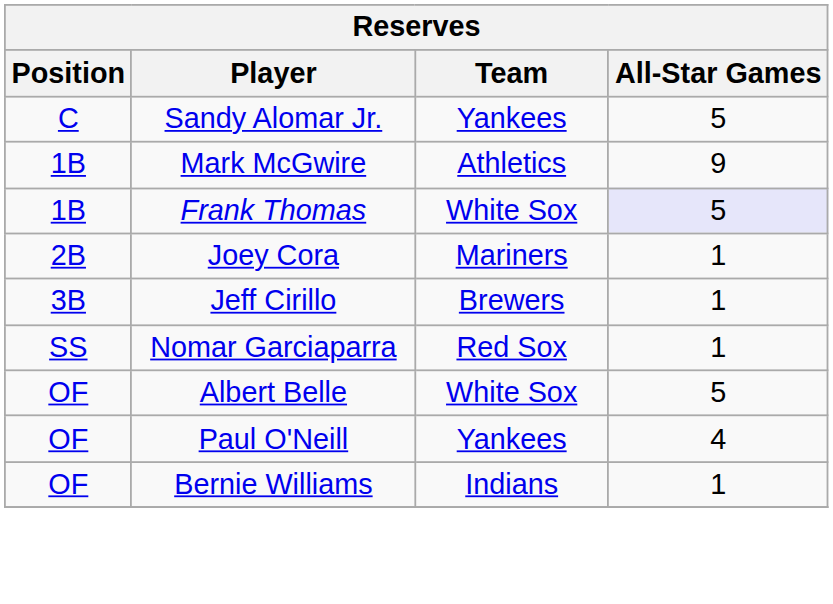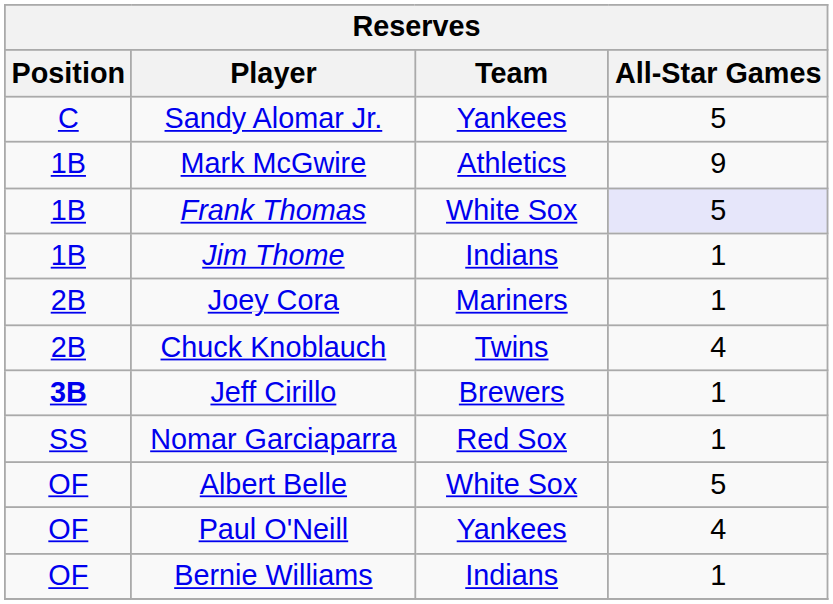+ row: (273, 255)
+ row: (273, 347)
(68, 301) normal -> (68, 392) bold
